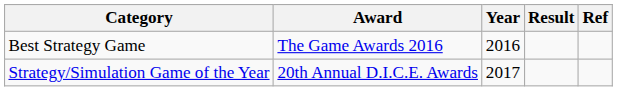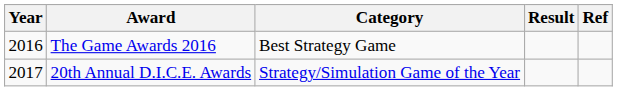columns swapped: (503, 18) <-> (139, 18)
